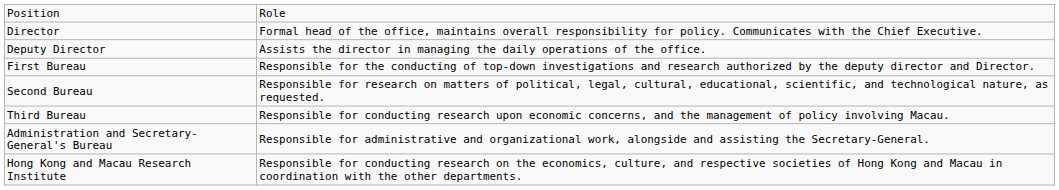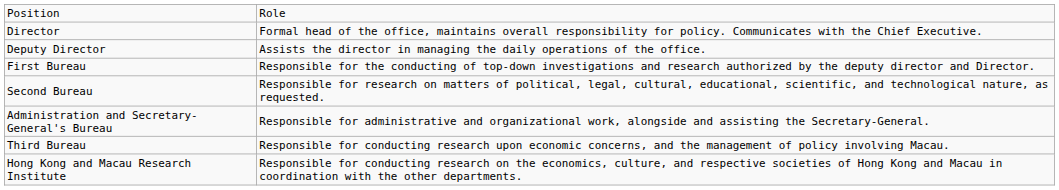rows swapped: (46, 115) <-> (102, 139)
